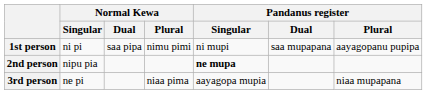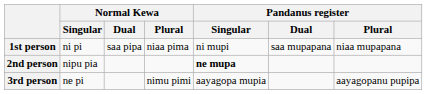(169, 47) nimu pimi -> (168, 47) niaa pima
(378, 47) aayagopanu pupipa -> (369, 47) niaa mupapana
(168, 81) niaa pima -> (169, 81) nimu pimi
(369, 81) niaa mupapana -> (378, 81) aayagopanu pupipa
